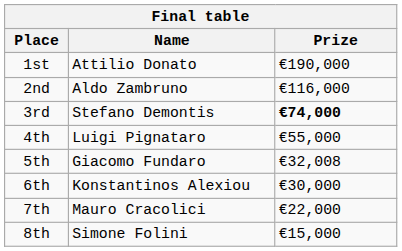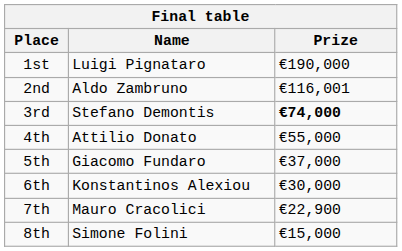(134, 65) Attilio Donato -> (139, 65) Luigi Pignataro
(314, 89) €116,000 -> (314, 89) €116,001
(139, 137) Luigi Pignataro -> (134, 137) Attilio Donato
(310, 162) €32,008 -> (310, 162) €37,000
(310, 210) €22,000 -> (310, 210) €22,900
